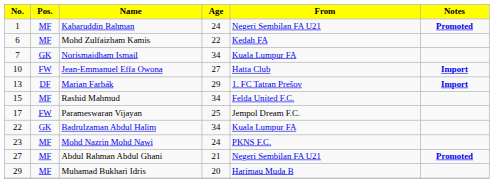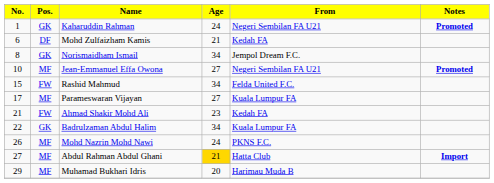(45, 26) MF -> (45, 26) GK
(45, 41) MF -> (45, 41) DF
(216, 41) 22 -> (216, 41) 21
(17, 55) 7 -> (17, 55) 8
(264, 55) Kuala Lumpur FA -> (266, 55) Jempol Dream F.C.
(45, 70) FW -> (45, 70) MF
(251, 70) Hatta Club -> (276, 70) Negeri Sembilan FA U21
(455, 70) Import -> (455, 70) Promoted
- row: (87, 84)
(45, 99) MF -> (45, 84) FW
(45, 113) FW -> (45, 99) MF
(216, 113) 25 -> (216, 99) 27
(266, 113) Jempol Dream F.C. -> (264, 99) Kuala Lumpur FA
+ row: (105, 113)
(17, 142) 23 -> (17, 142) 26
(216, 157) no background -> (216, 157) gold background
(276, 157) Negeri Sembilan FA U21 -> (251, 157) Hatta Club
(455, 157) Promoted -> (455, 157) Import
